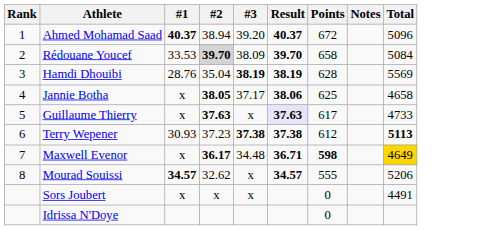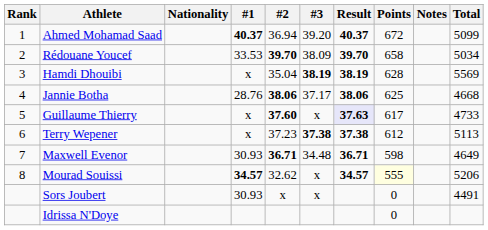+ column: (198, 14)
(216, 34) 38.94 -> (283, 34) 36.94
(400, 34) 5096 -> (466, 34) 5099
(216, 54) lightgrey background -> (283, 54) no background
(400, 54) 5084 -> (466, 54) 5034
(182, 74) 28.76 -> (248, 74) x
(182, 94) x -> (248, 94) 28.76
(216, 94) 38.05 -> (283, 94) 38.06
(400, 94) 4658 -> (466, 94) 4668
(216, 114) 37.63 -> (283, 114) 37.60
(182, 134) 30.93 -> (248, 134) x
(400, 134) bold -> (466, 134) normal
(182, 154) x -> (248, 154) 30.93
(216, 154) 36.17 -> (283, 154) 36.71
(328, 154) bold -> (394, 154) normal
(400, 154) gold background -> (466, 154) no background
(328, 174) no background -> (394, 174) lightyellow background
(182, 194) x -> (248, 194) 30.93
